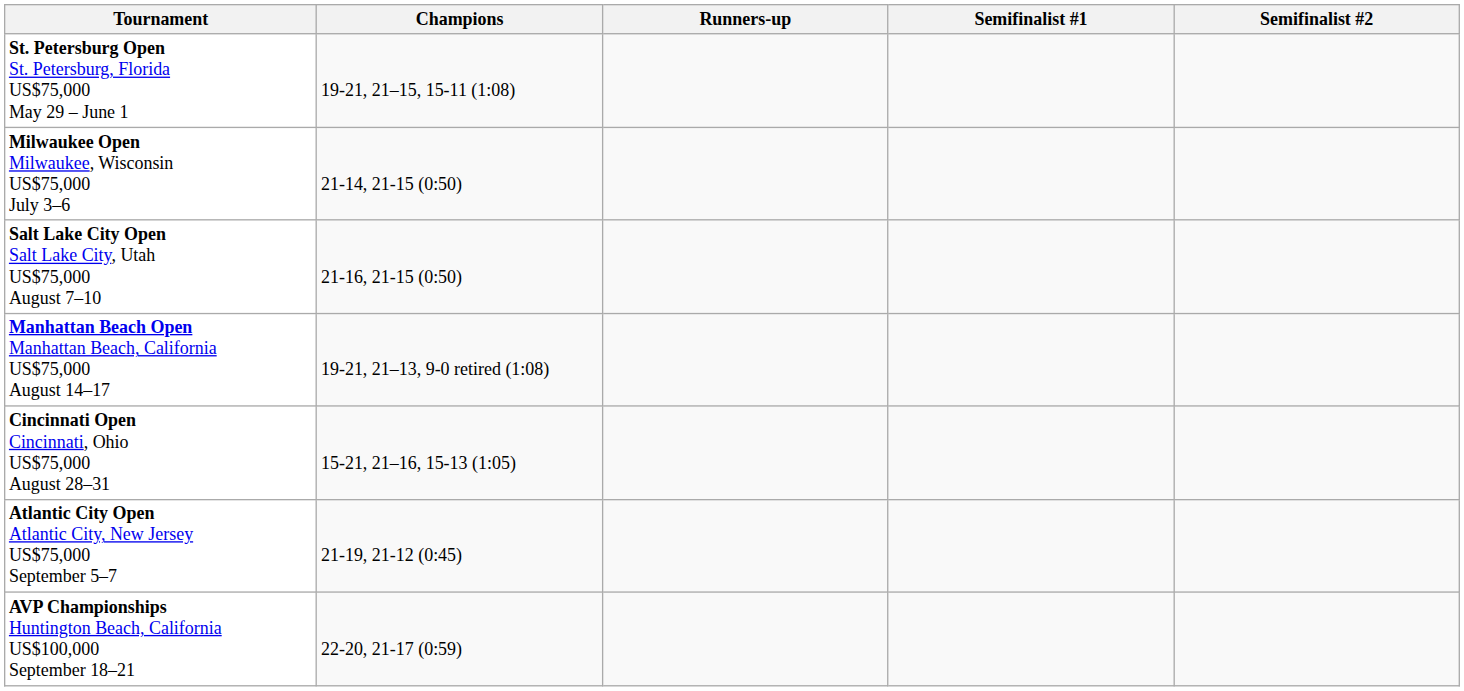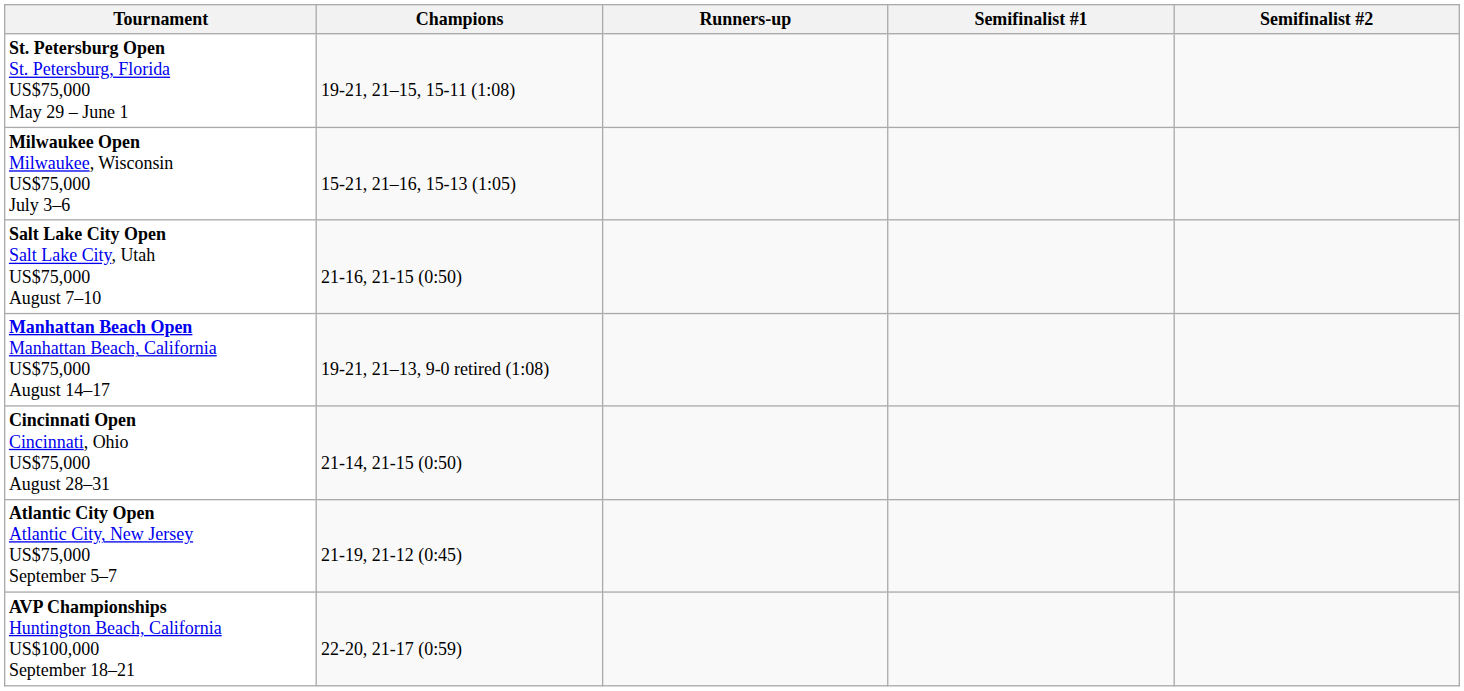(392, 183) 21-14, 21-15 (0:50) -> (418, 183) 15-21, 21–16, 15-13 (1:05)
(418, 462) 15-21, 21–16, 15-13 (1:05) -> (392, 462) 21-14, 21-15 (0:50)
